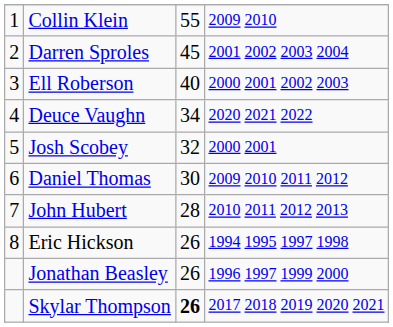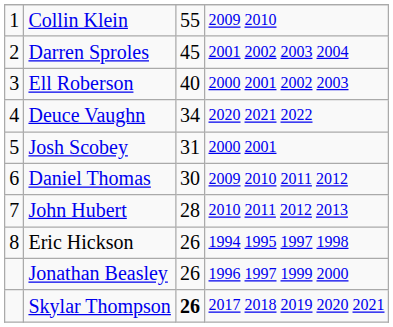(190, 147) 32 -> (190, 147) 31
